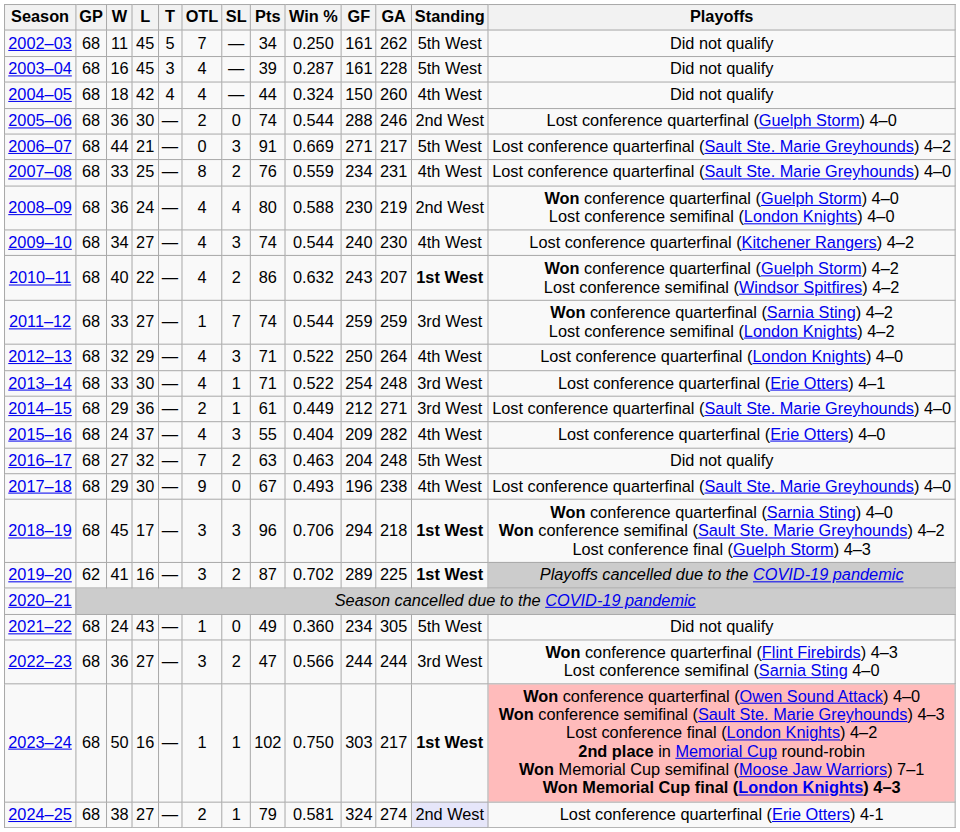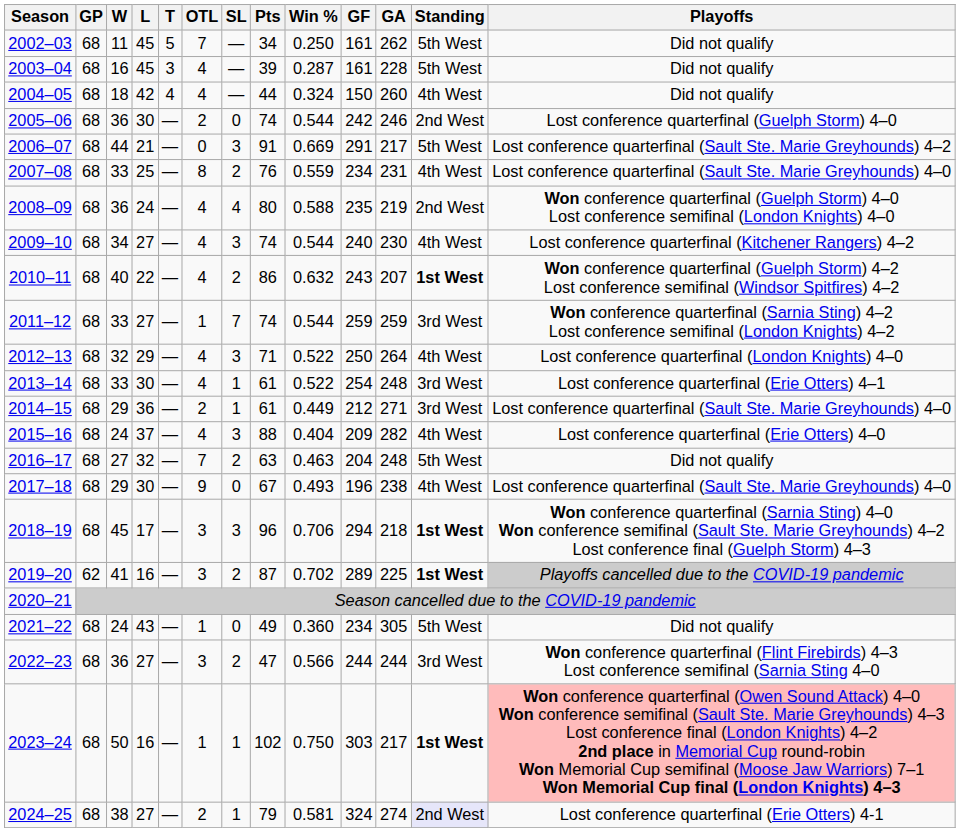(359, 120) 288 -> (359, 120) 242
(359, 146) 271 -> (359, 146) 291
(359, 207) 230 -> (359, 207) 235
(268, 383) 71 -> (268, 383) 61
(268, 434) 55 -> (268, 434) 88
